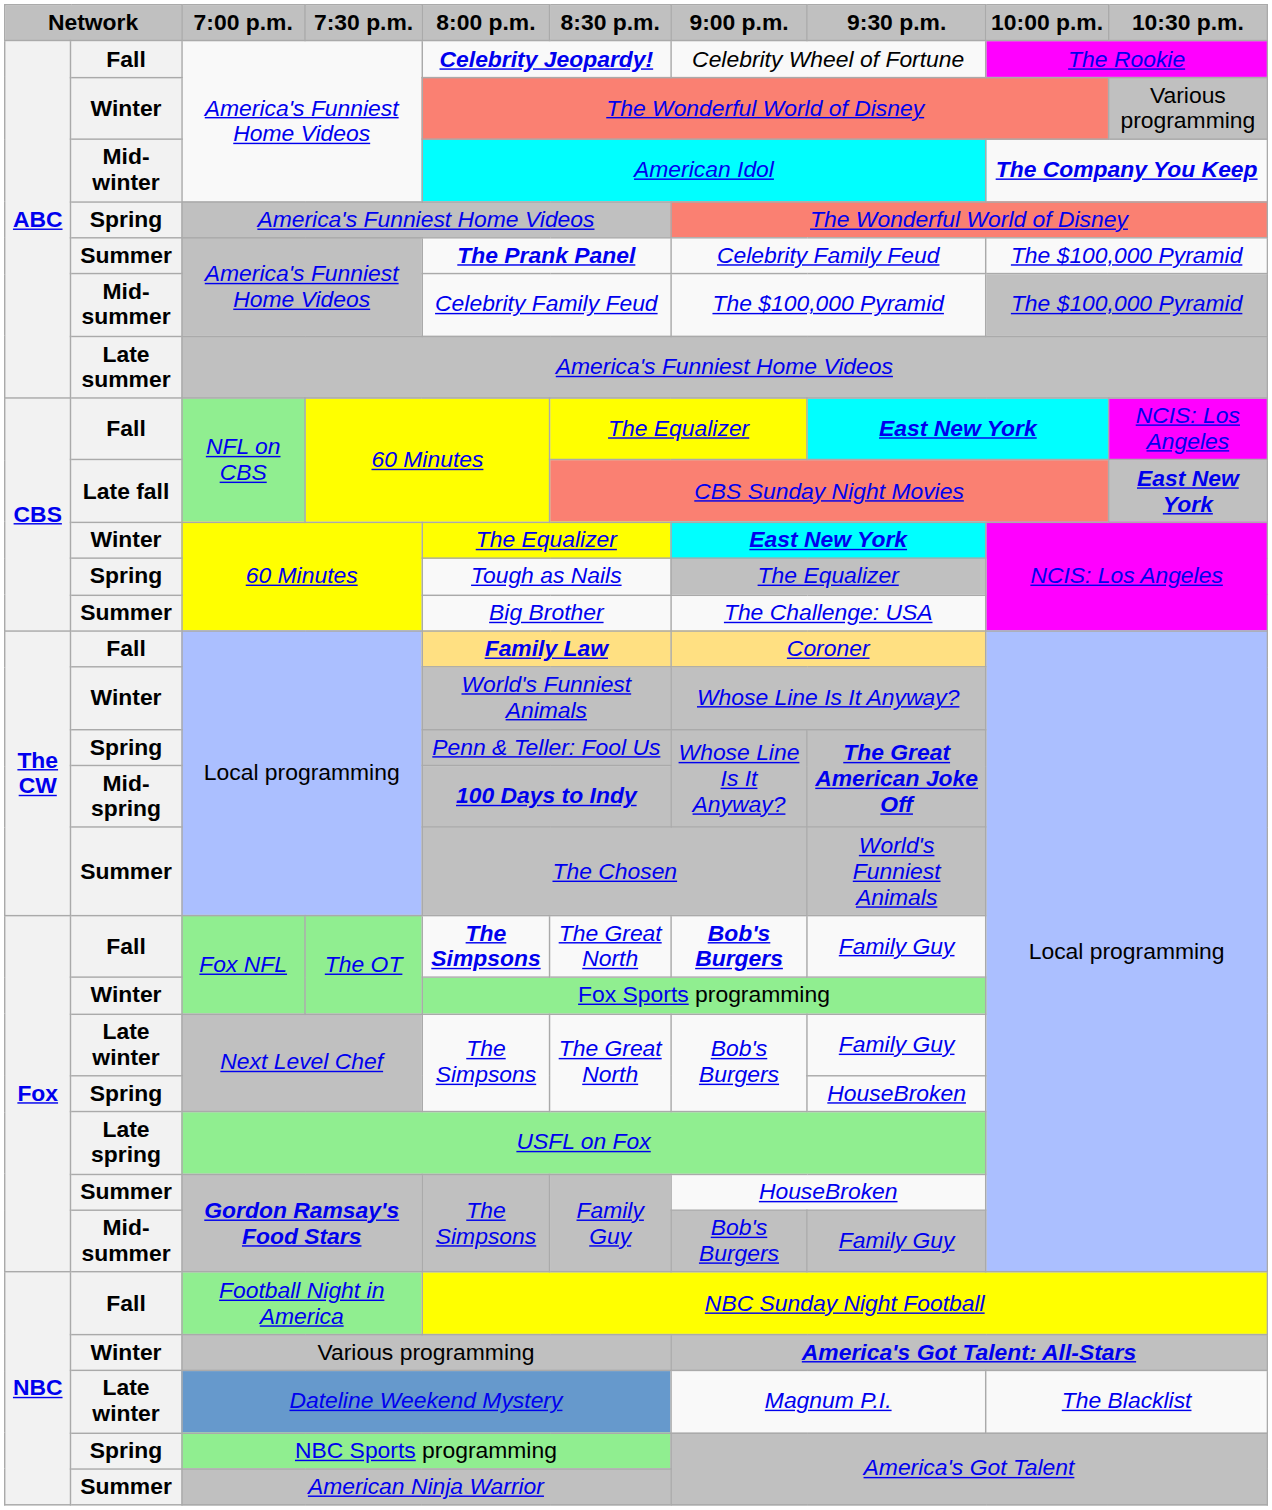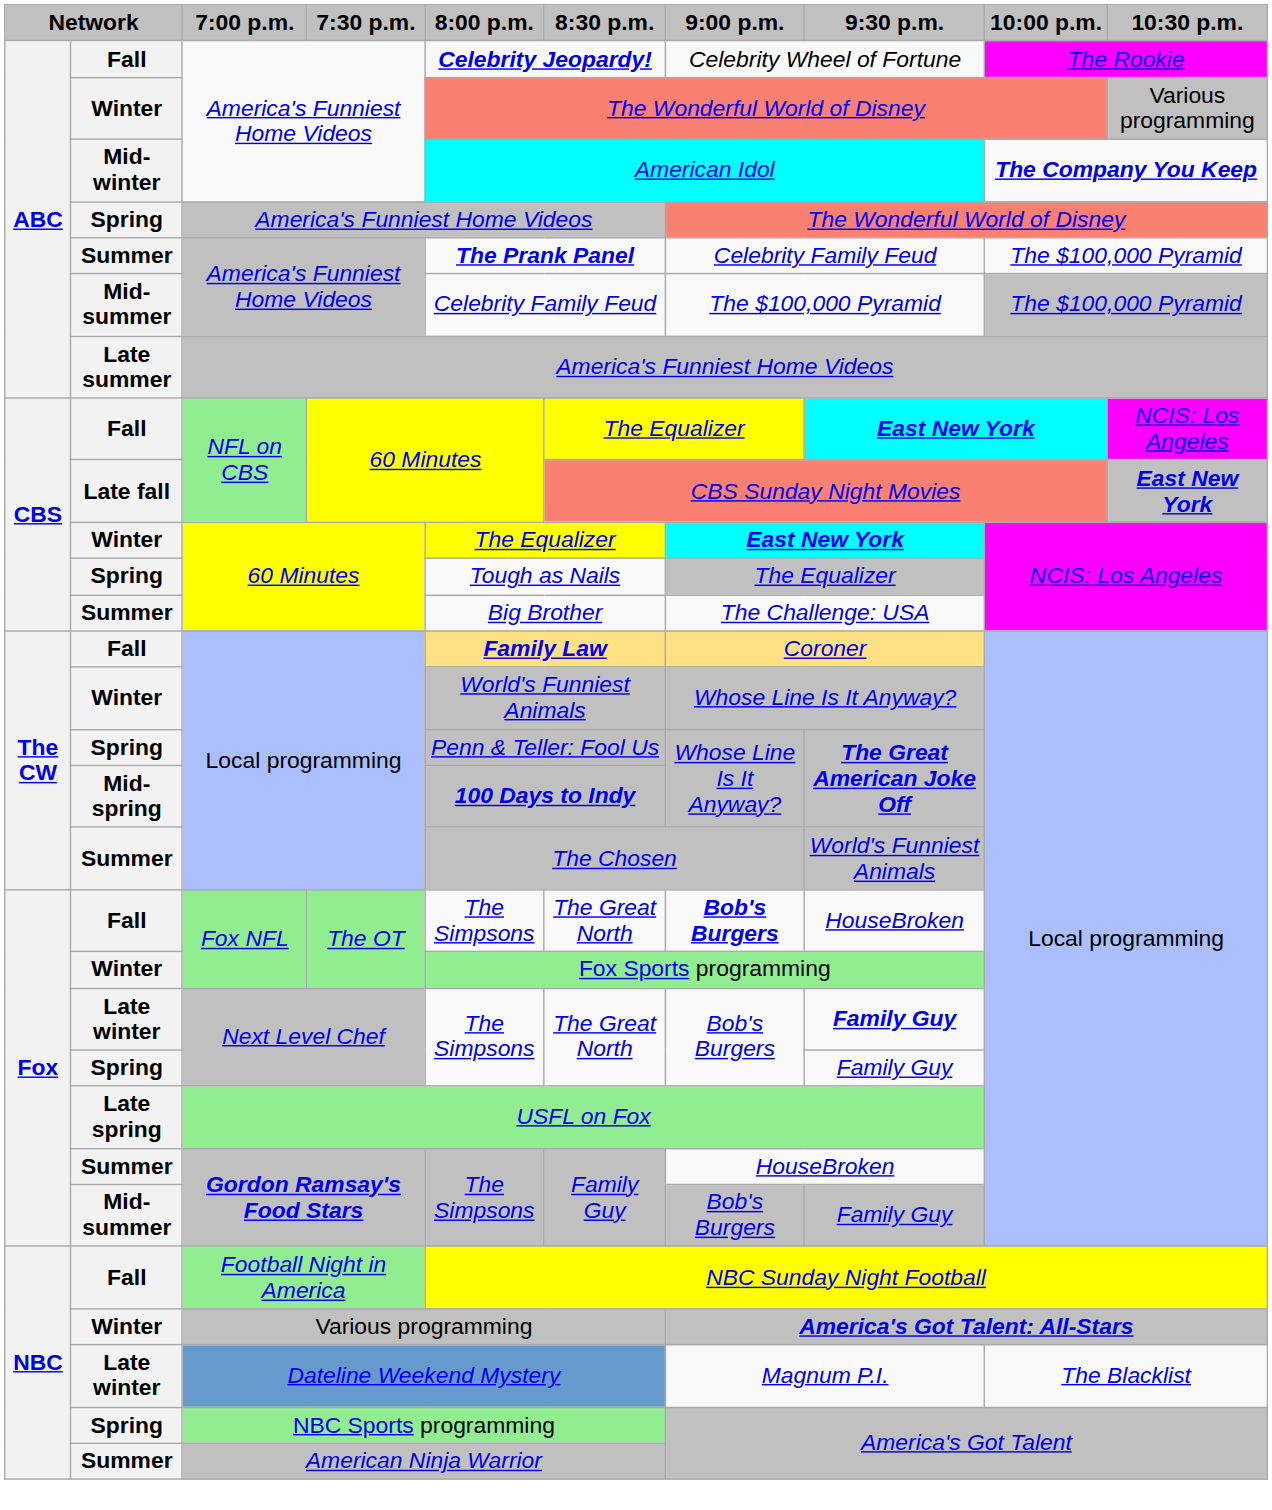(486, 946) bold -> (484, 920) normal
(897, 946) Family Guy -> (895, 920) HouseBroken
(897, 1044) normal -> (895, 1018) bold
(897, 1093) HouseBroken -> (895, 1067) Family Guy
